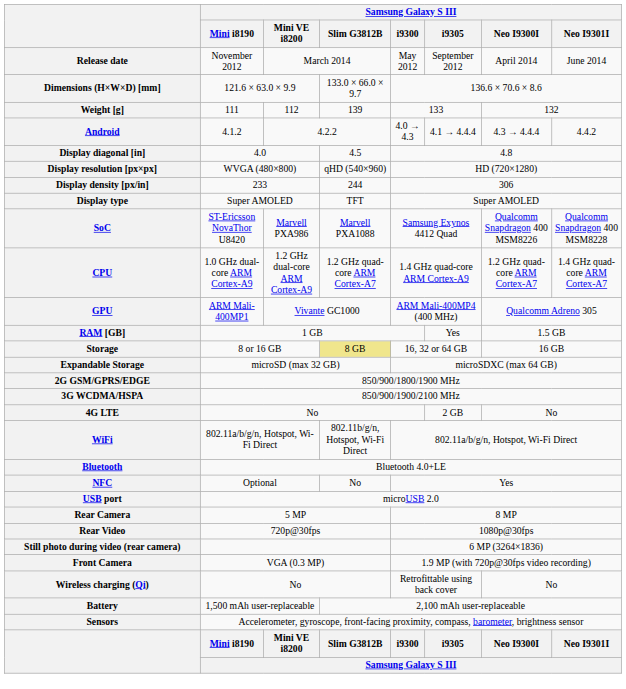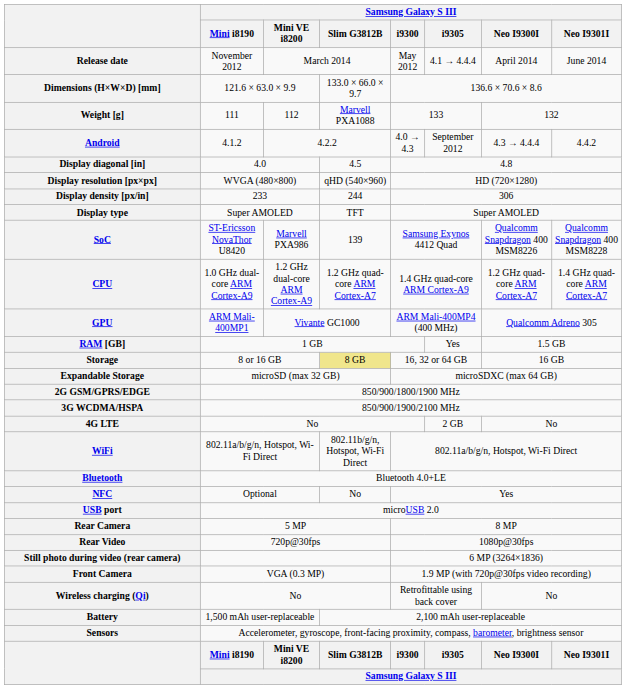(453, 60) September 2012 -> (453, 60) 4.1 → 4.4.4
(355, 109) 139 -> (355, 115) Marvell PXA1088
(453, 131) 4.1 → 4.4.4 -> (453, 142) September 2012
(355, 228) Marvell PXA1088 -> (355, 239) 139
